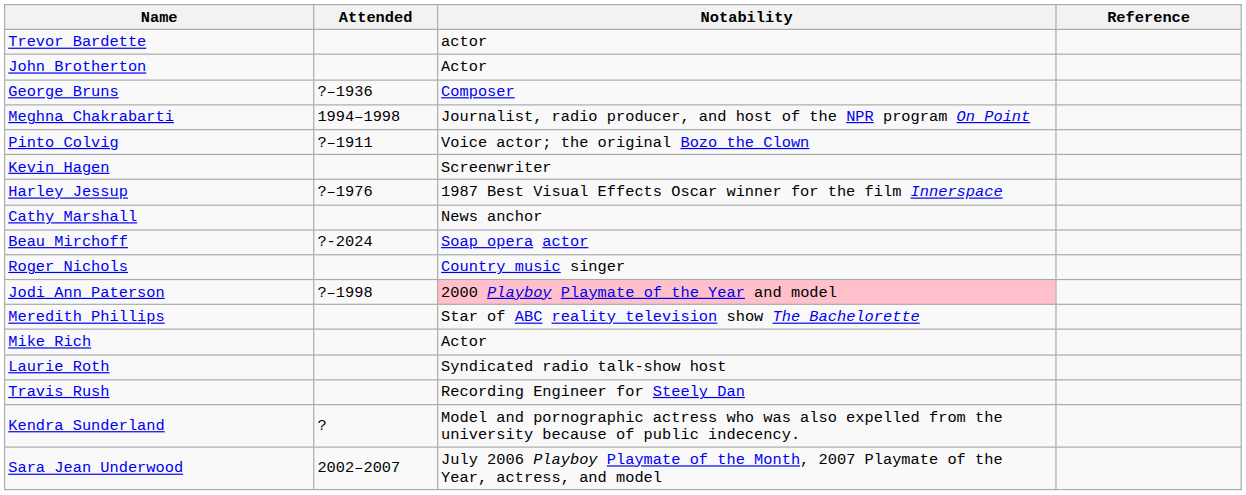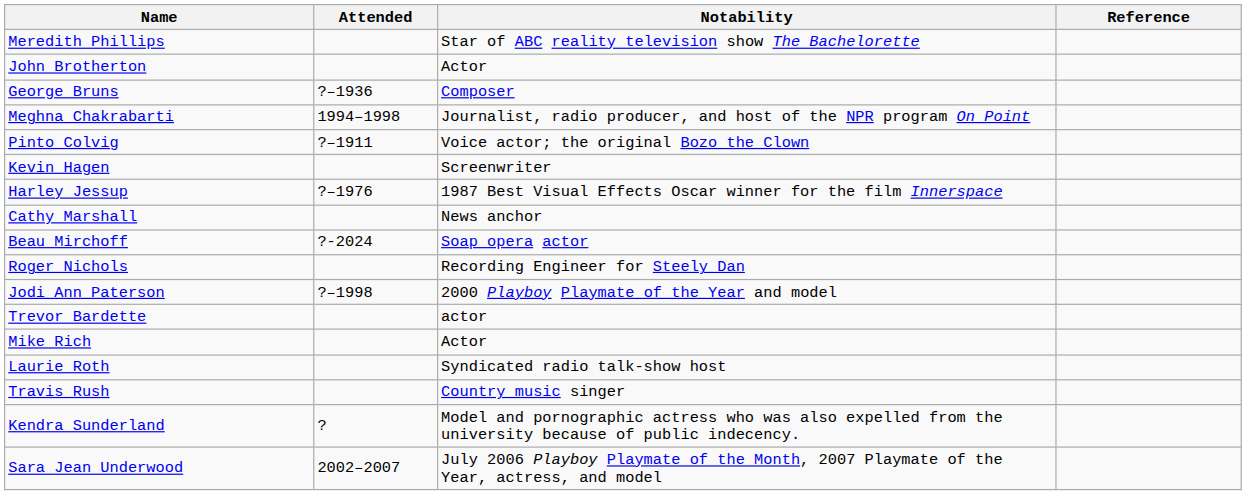rows swapped: (77, 42) <-> (86, 317)
(533, 267) Country music singer -> (593, 267) Recording Engineer for Steely Dan
(639, 292) pink background -> (639, 292) no background
(593, 392) Recording Engineer for Steely Dan -> (533, 392) Country music singer
